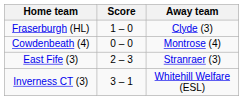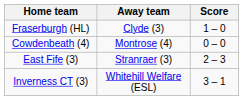columns swapped: (122, 12) <-> (192, 12)
